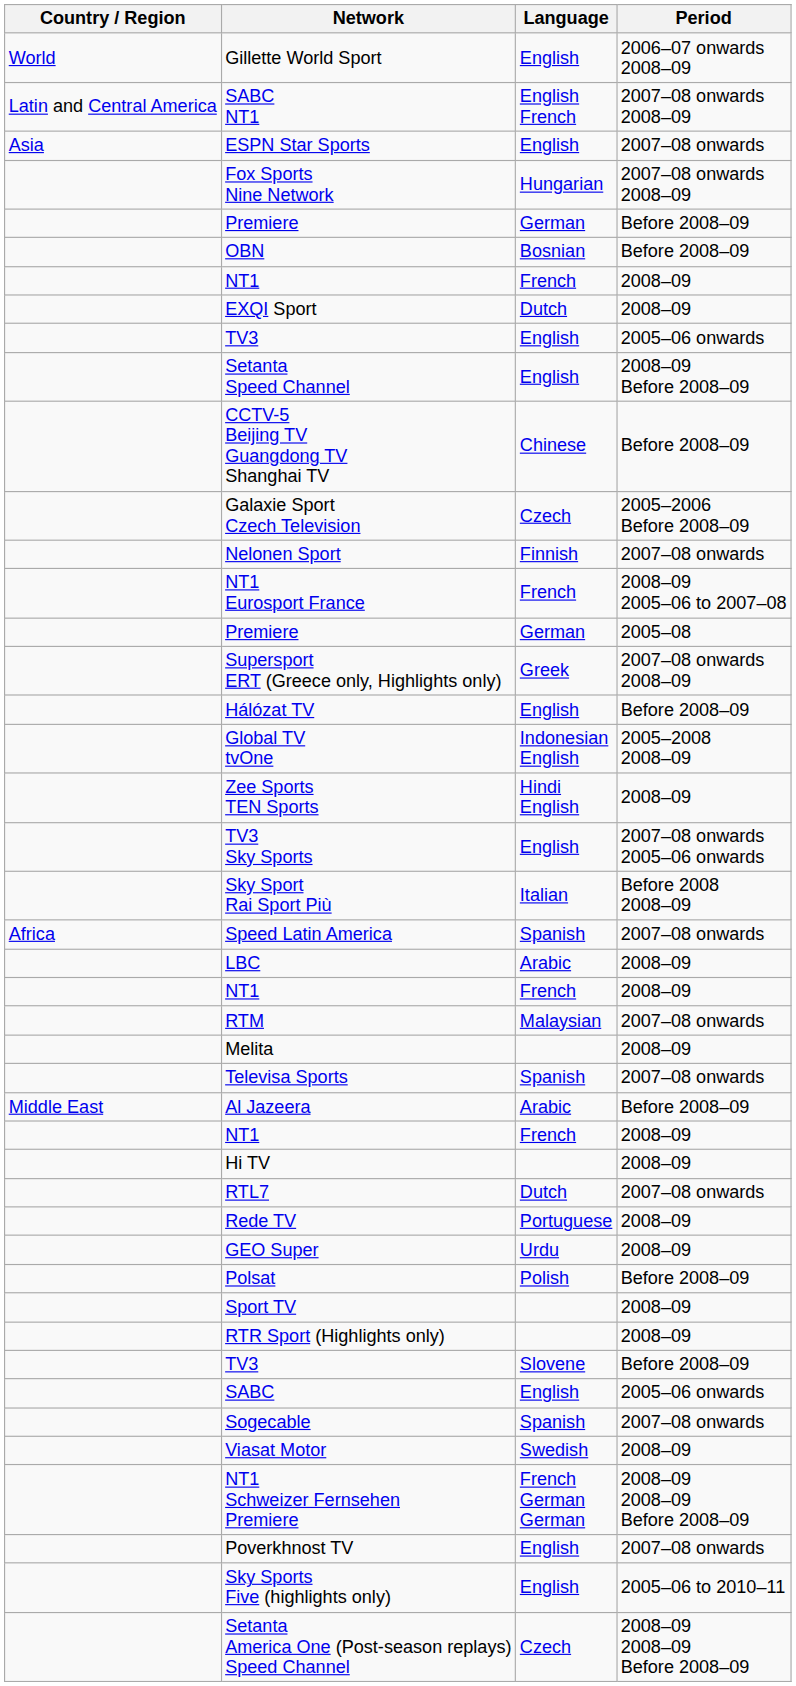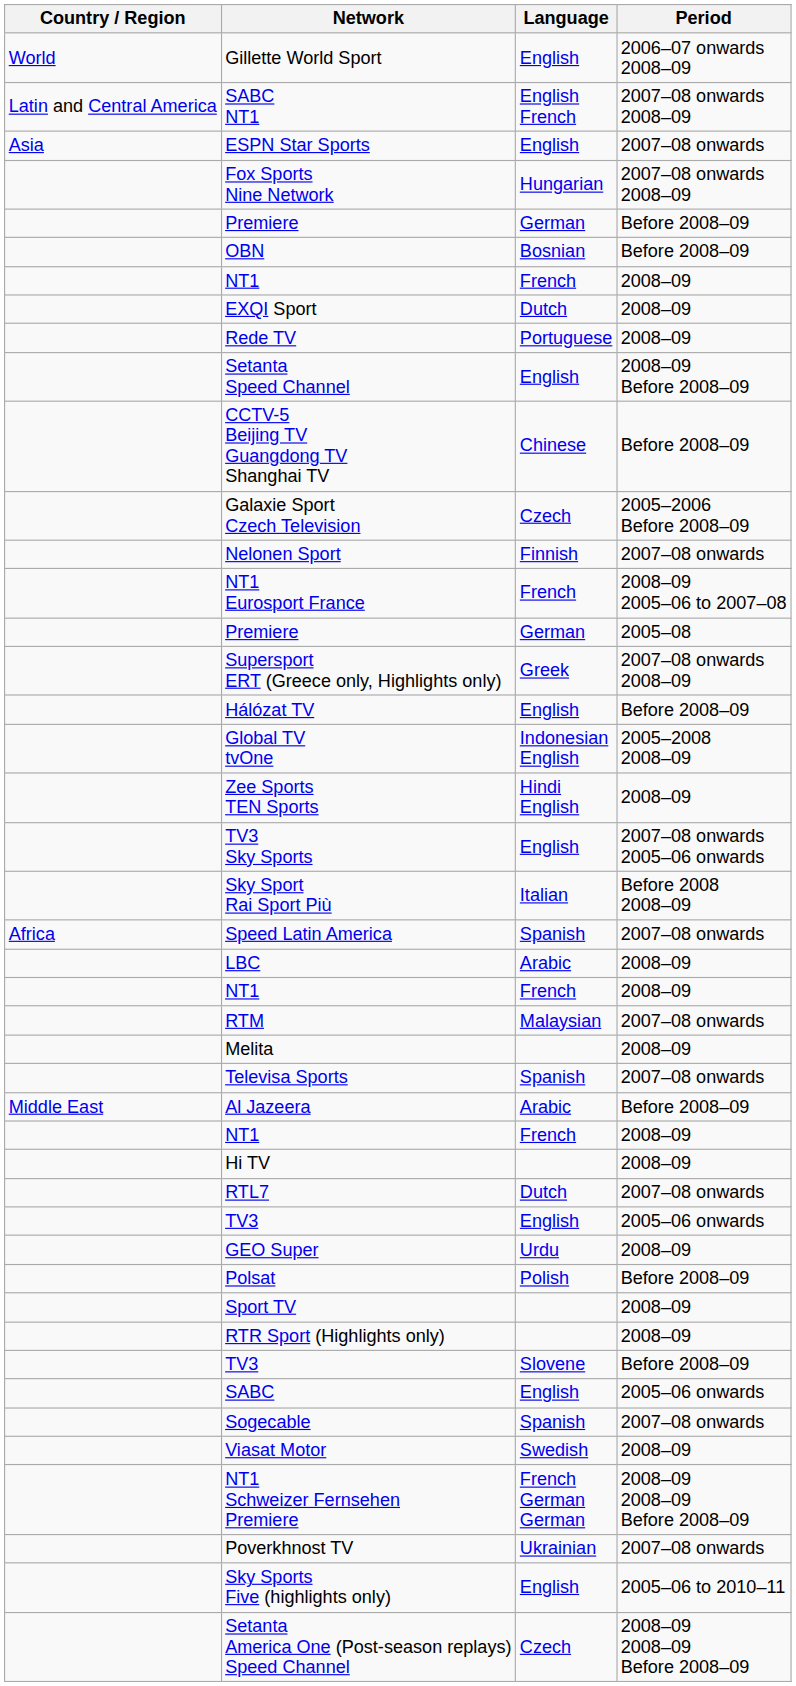rows swapped: (261, 1221) <-> (242, 337)
(549, 1548) English -> (558, 1548) Ukrainian
